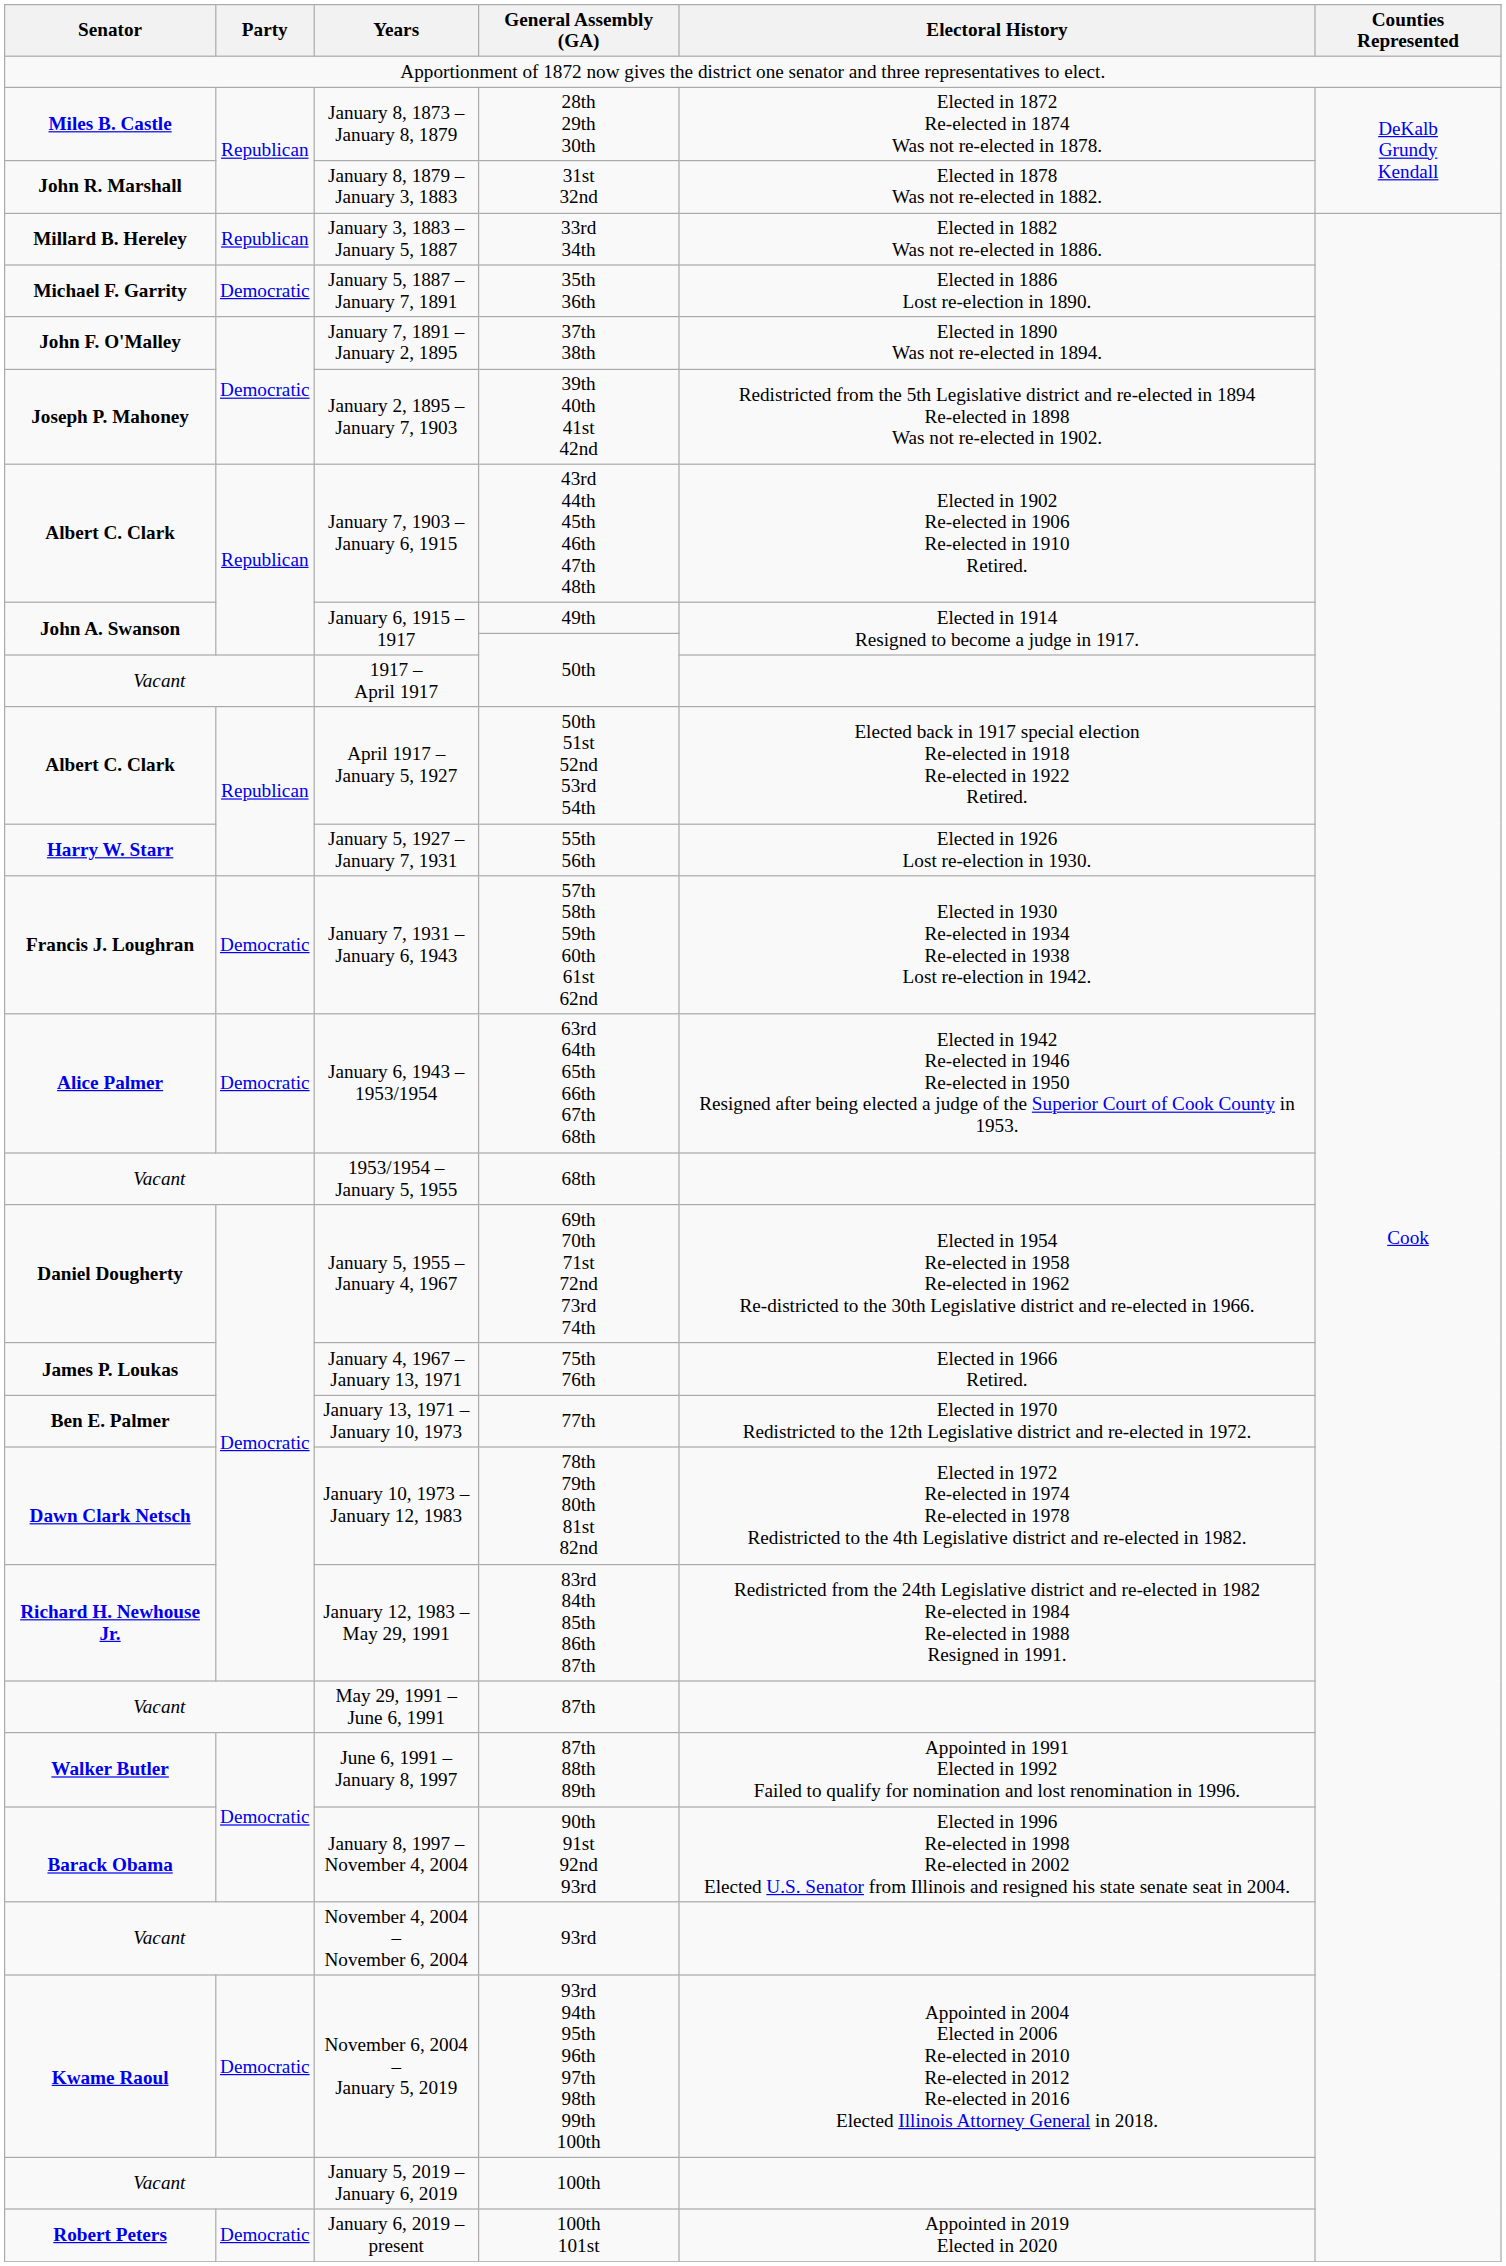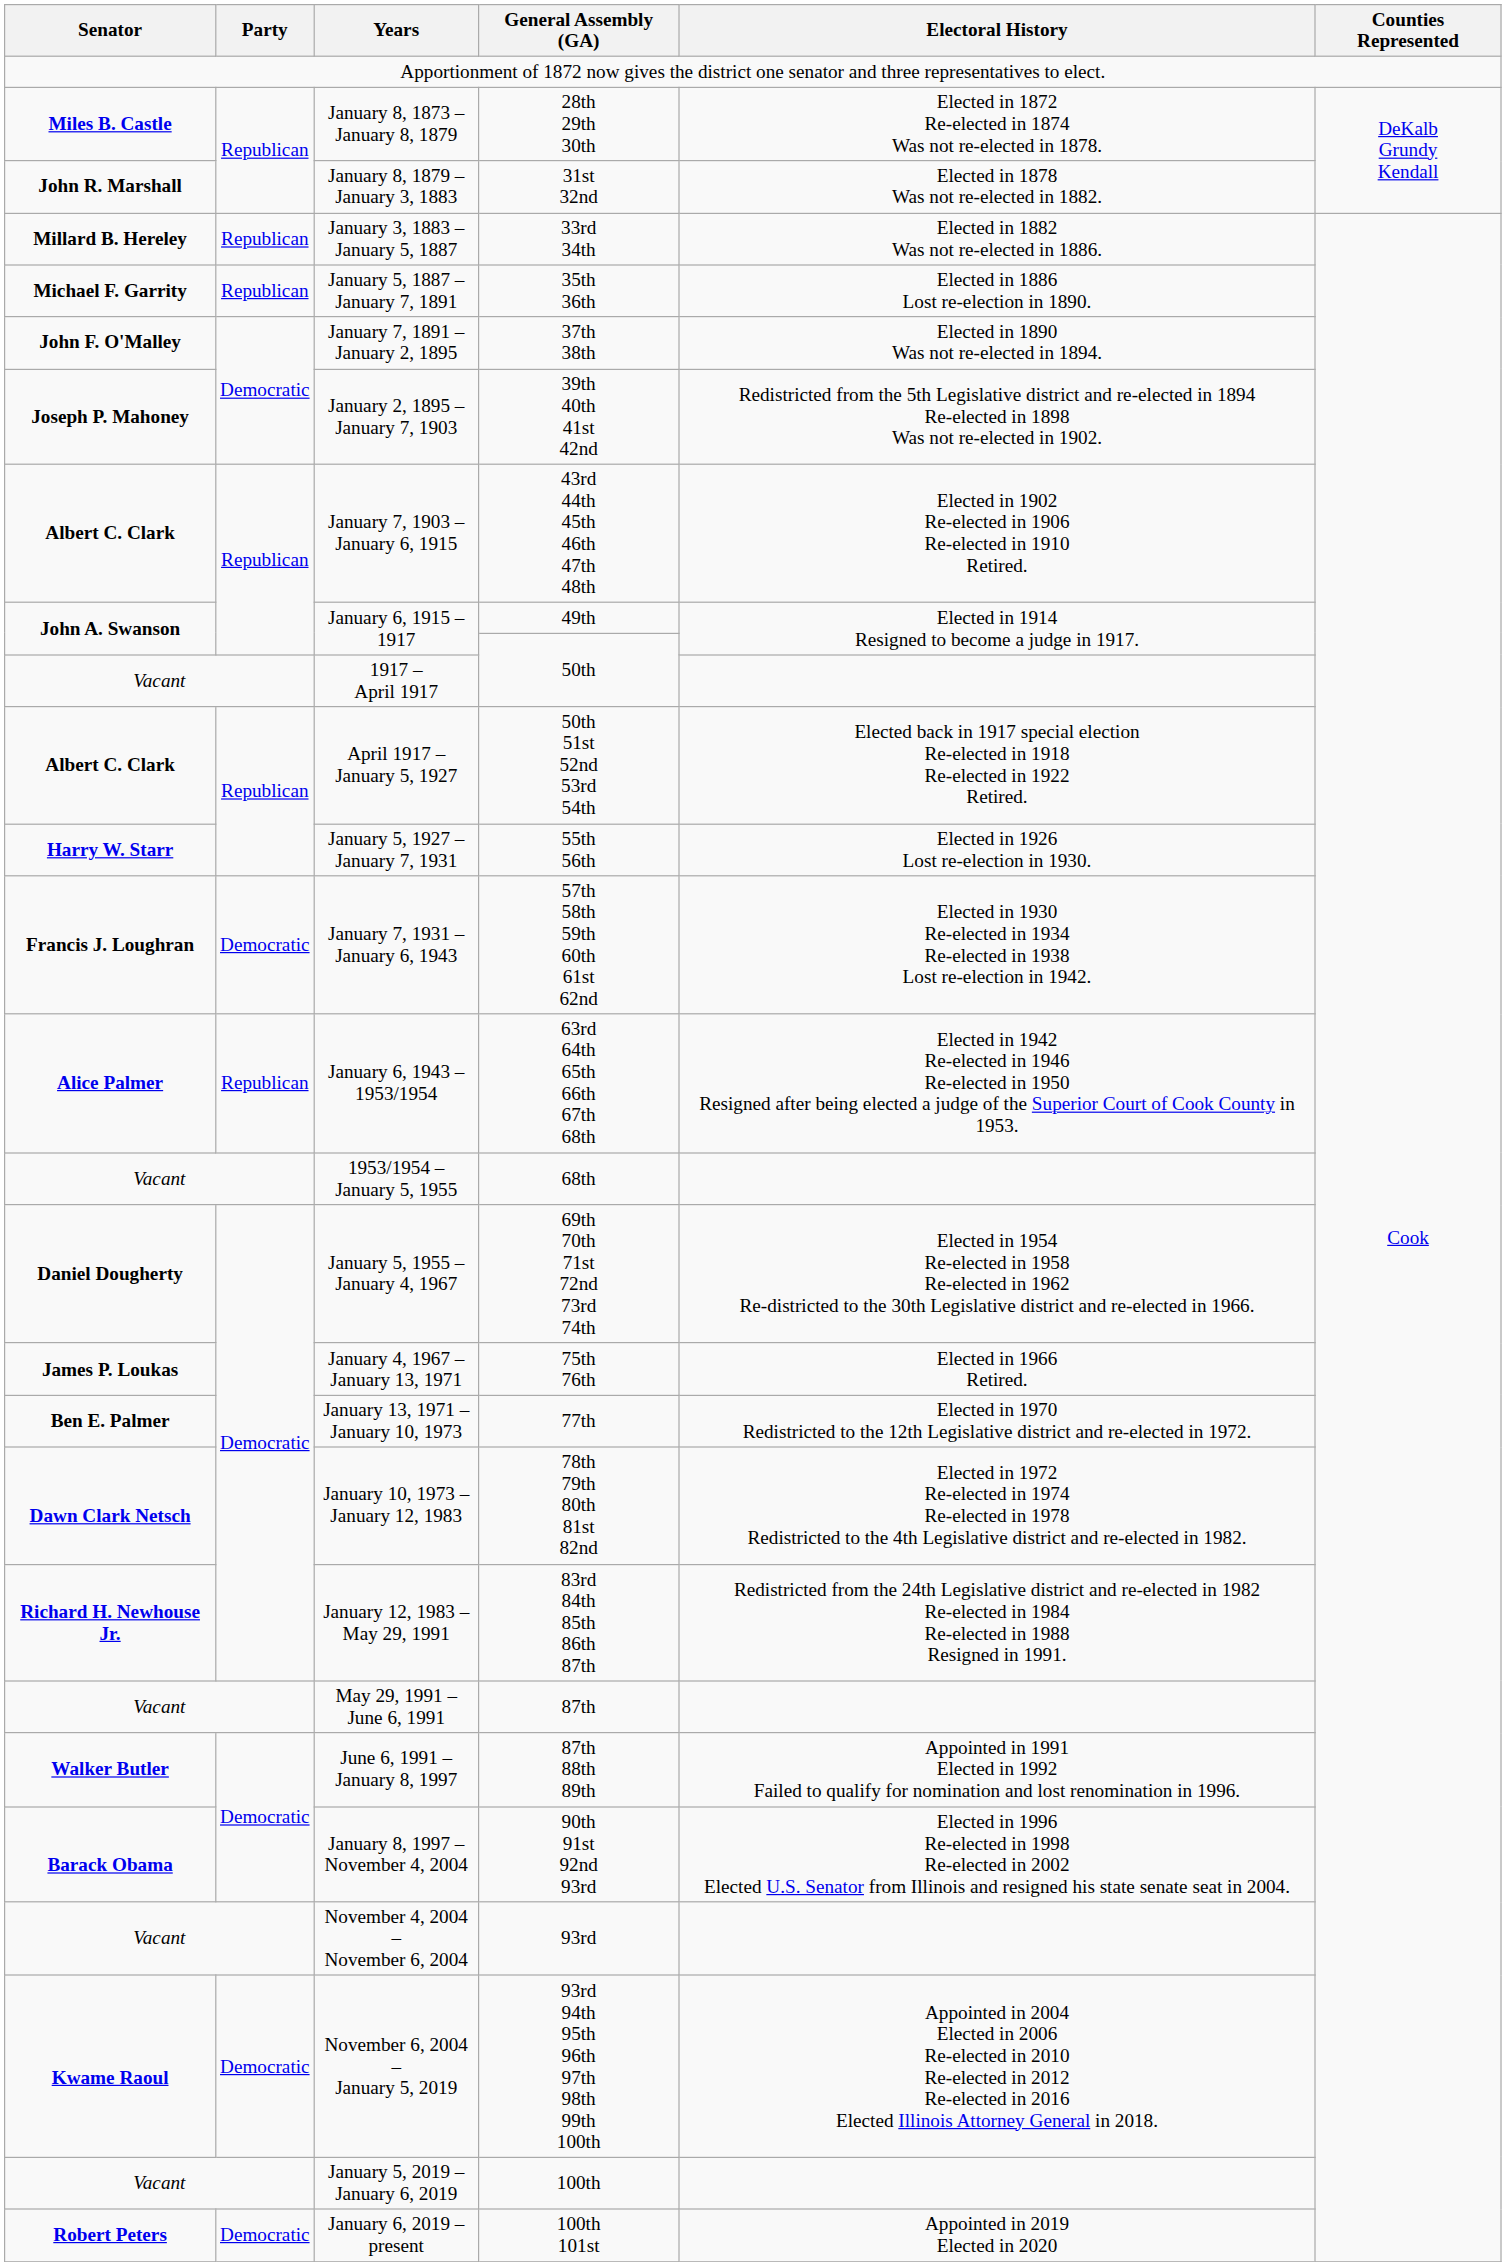(265, 290) Democratic -> (265, 290) Republican
(265, 1083) Democratic -> (265, 1083) Republican
